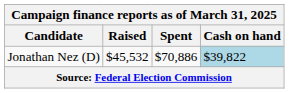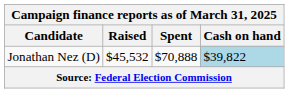(176, 56) $70,886 -> (176, 56) $70,888
